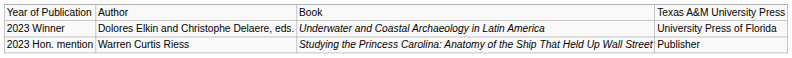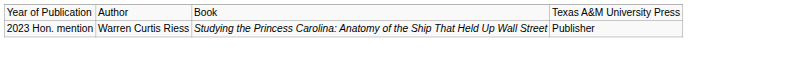- row: (36, 28)
